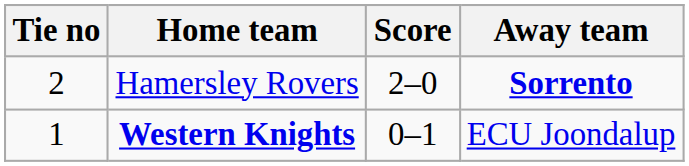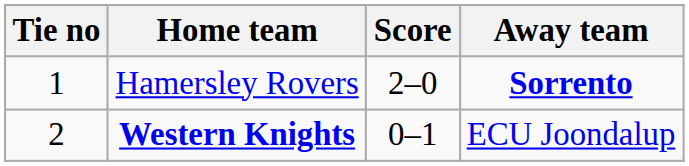(56, 82) 2 -> (56, 82) 1
(56, 134) 1 -> (56, 134) 2
